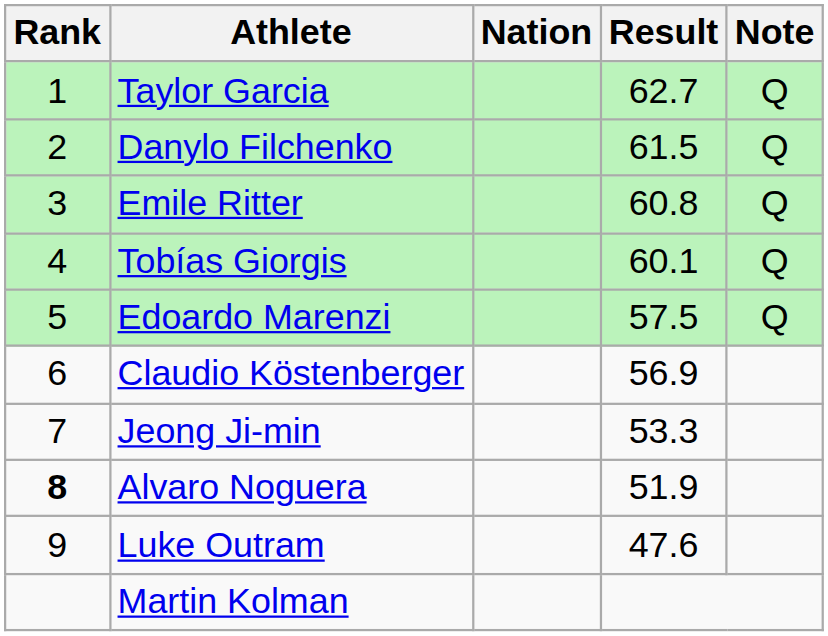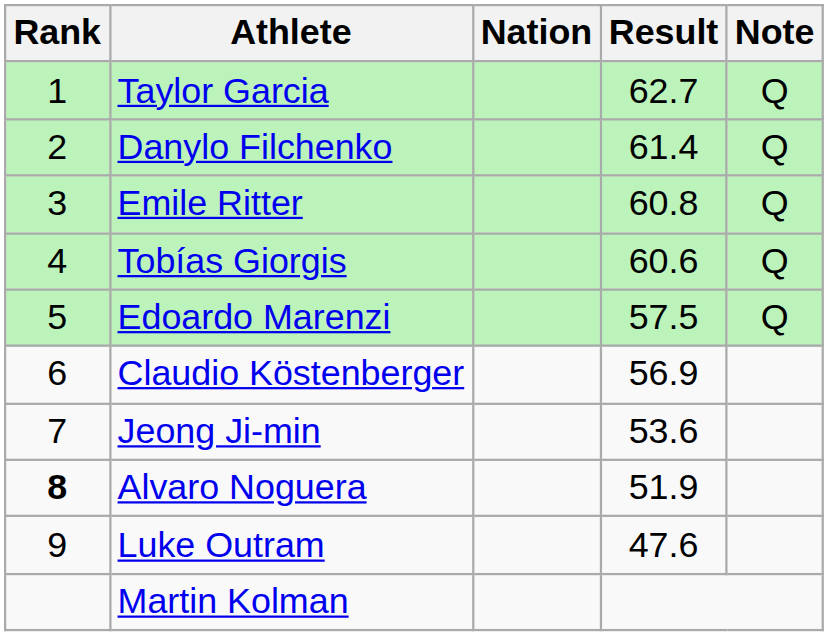(664, 146) 61.5 -> (664, 146) 61.4
(664, 260) 60.1 -> (664, 260) 60.6
(664, 430) 53.3 -> (664, 430) 53.6
